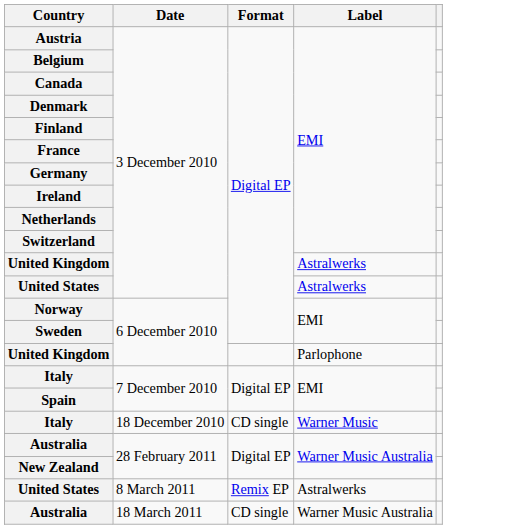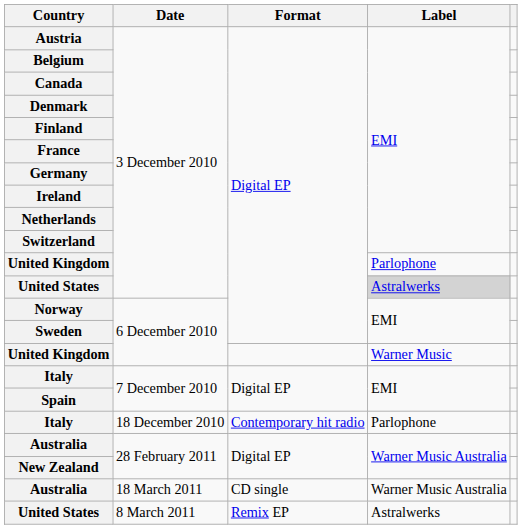(332, 264) Astralwerks -> (404, 264) Parlophone
(332, 286) no background -> (406, 286) lightgrey background
(330, 354) Parlophone -> (411, 354) Warner Music
(260, 422) CD single -> (298, 422) Contemporary hit radio
(338, 422) Warner Music -> (404, 422) Parlophone
rows swapped: (59, 490) <-> (59, 512)
